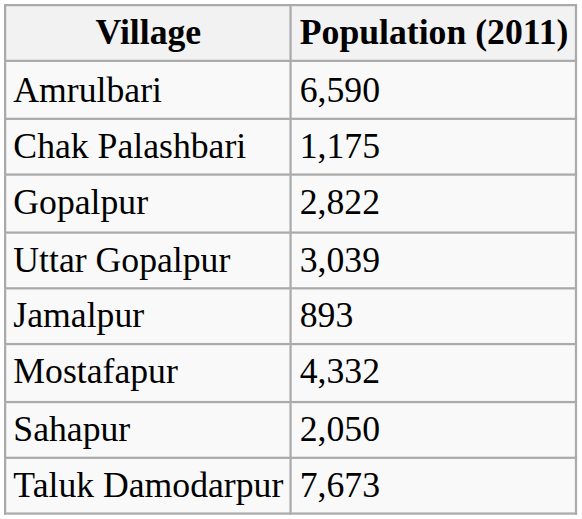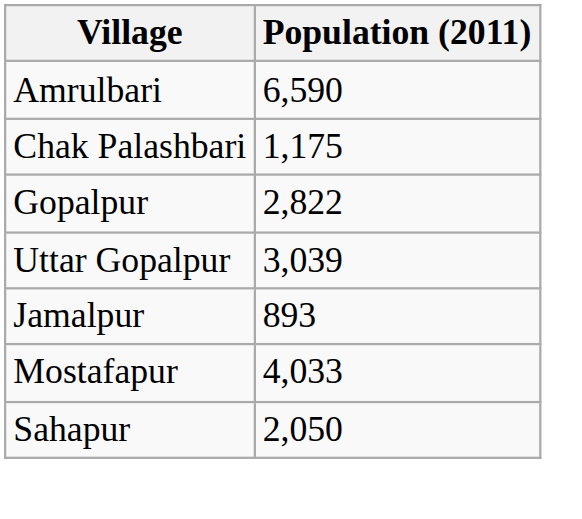(340, 372) 4,332 -> (303, 372) 4,033
- row: (148, 485)
